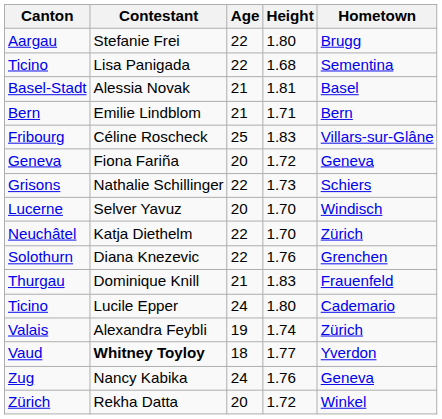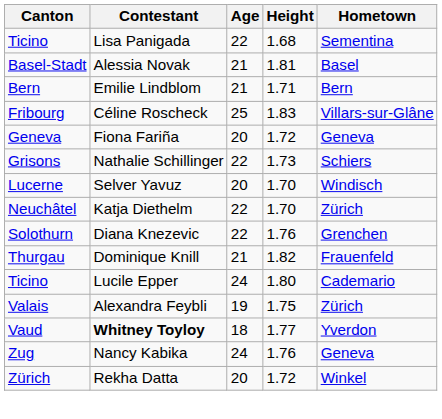- row: (137, 40)
(281, 281) 1.83 -> (281, 257) 1.82
(281, 329) 1.74 -> (281, 305) 1.75
